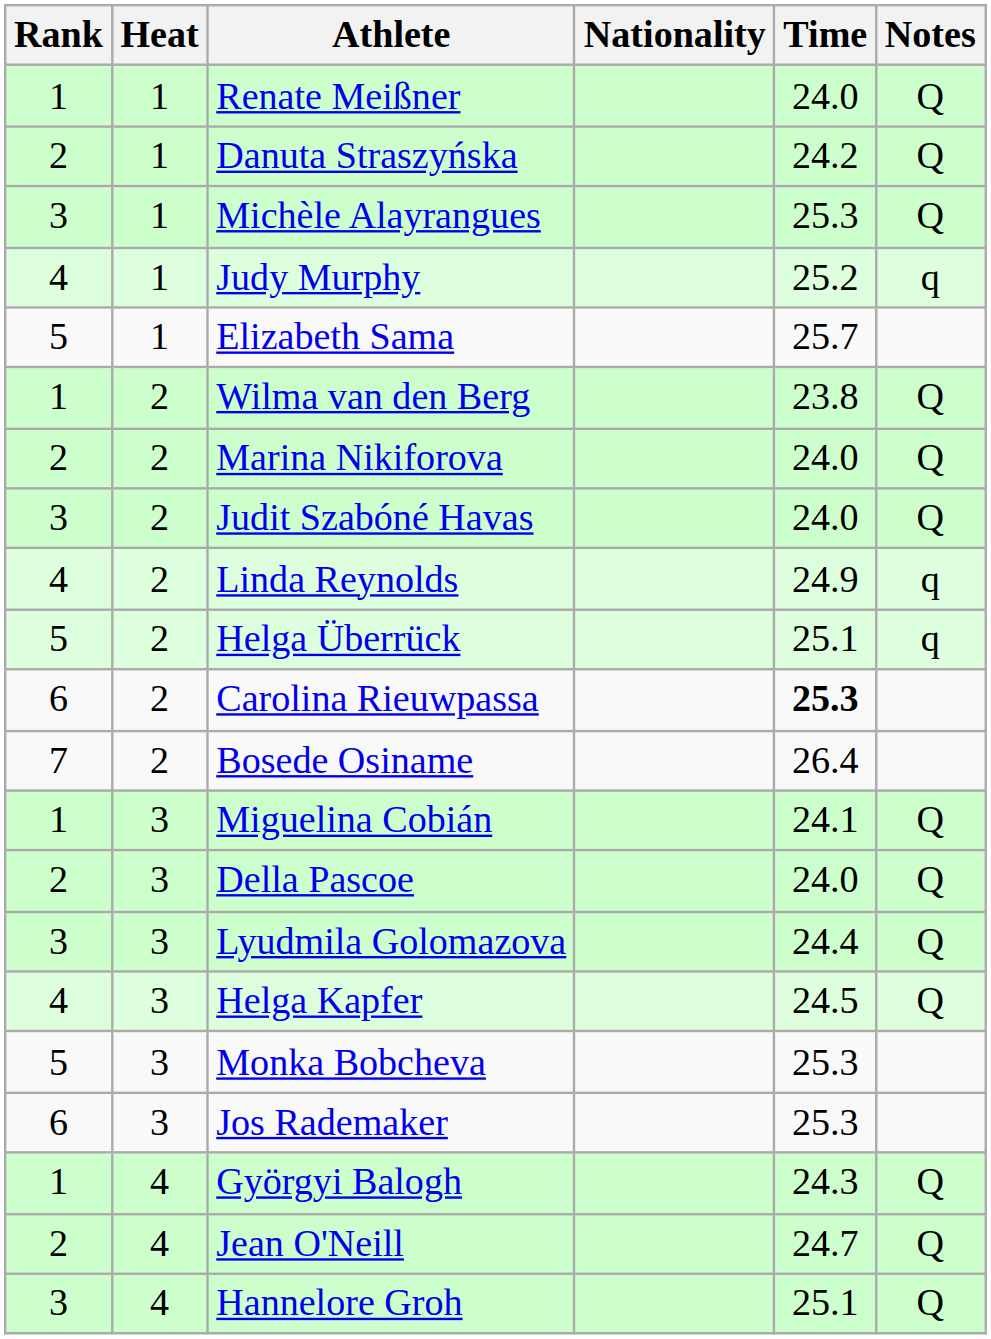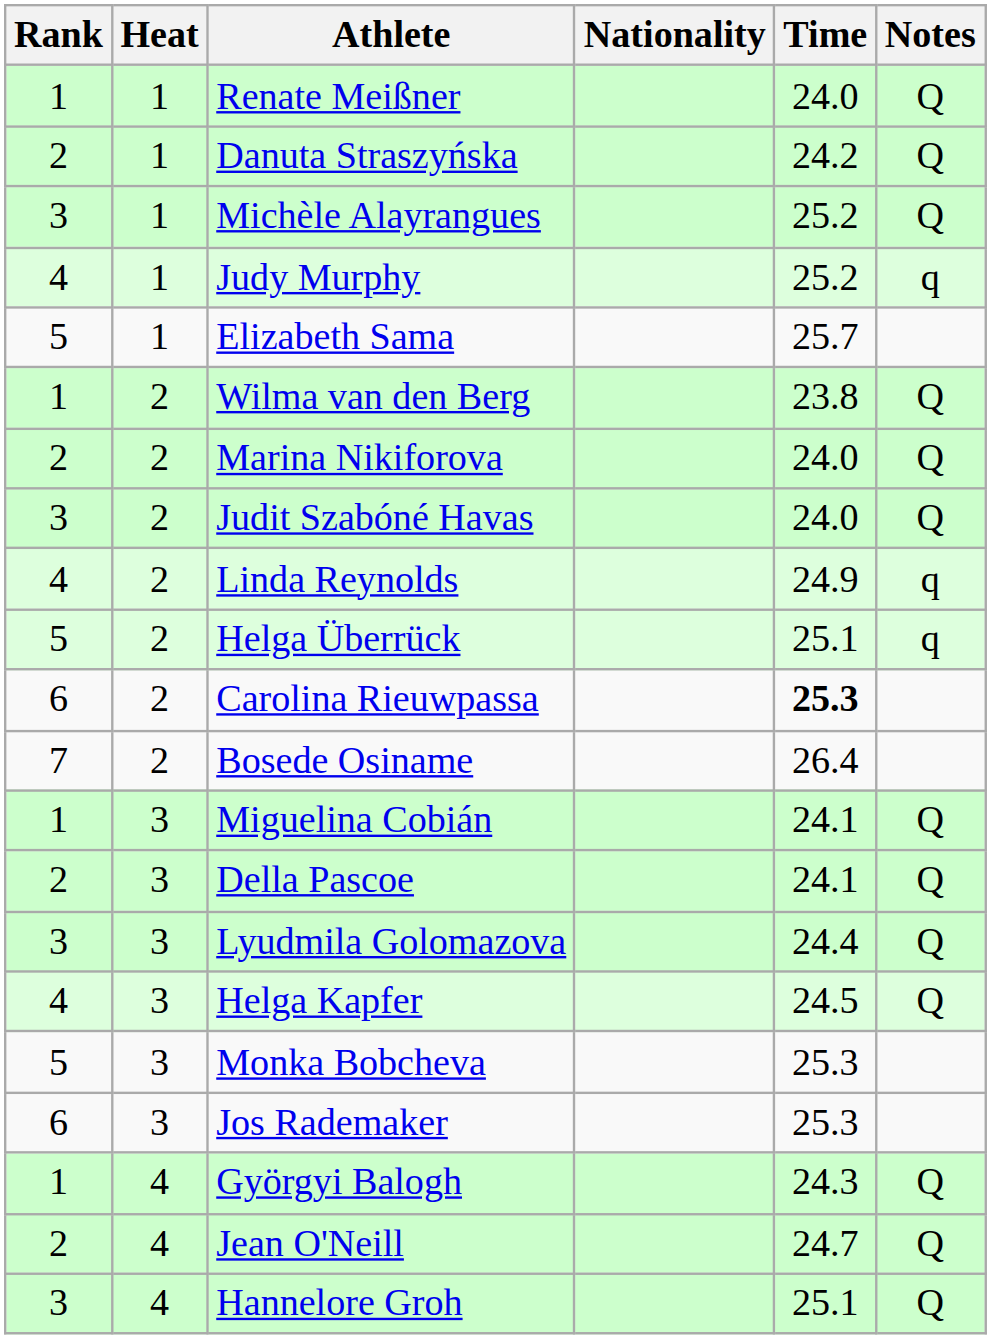(825, 215) 25.3 -> (825, 215) 25.2
(825, 880) 24.0 -> (825, 880) 24.1
